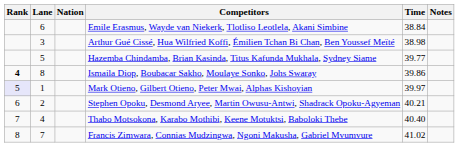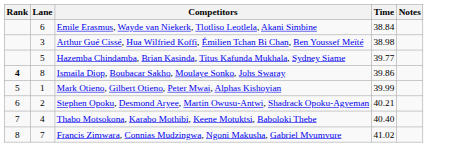- column: (70, 12)
(17, 88) lavender background -> (17, 88) no background
(415, 88) 39.97 -> (384, 88) 39.99
